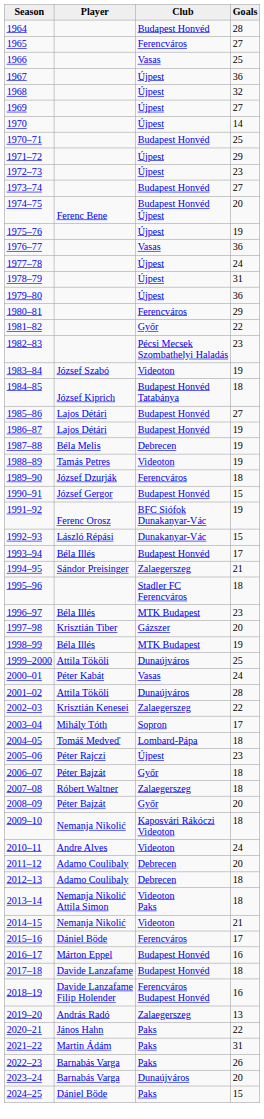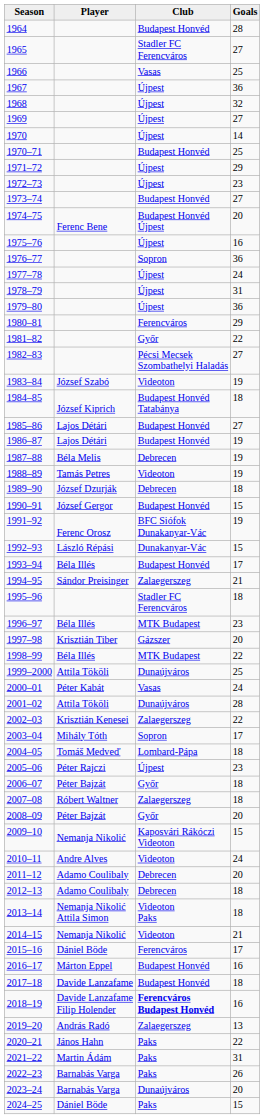(162, 44) Ferencváros -> (162, 50) Stadler FC Ferencváros
(238, 231) 19 -> (238, 242) 16
(149, 247) Vasas -> (152, 258) Sopron
(238, 343) 23 -> (238, 354) 27
(162, 478) Ferencváros -> (157, 489) Debrecen
(238, 644) 19 -> (238, 656) 22
(238, 820) 18 -> (238, 831) 15
(174, 992) normal -> (176, 1004) bold
